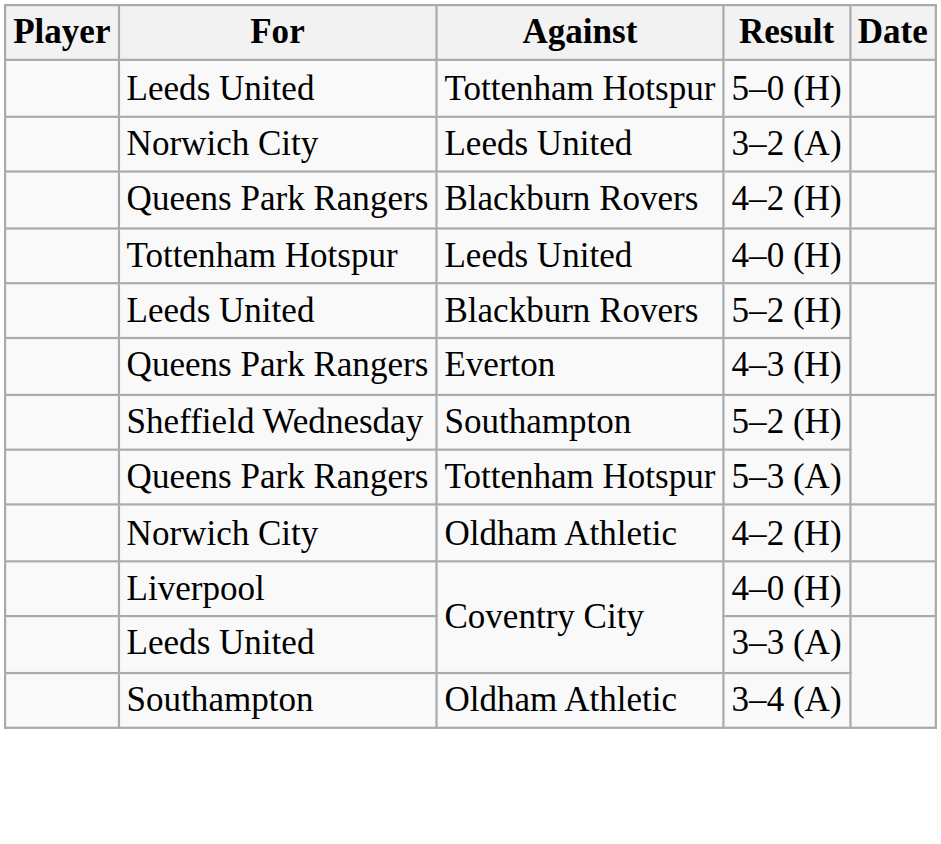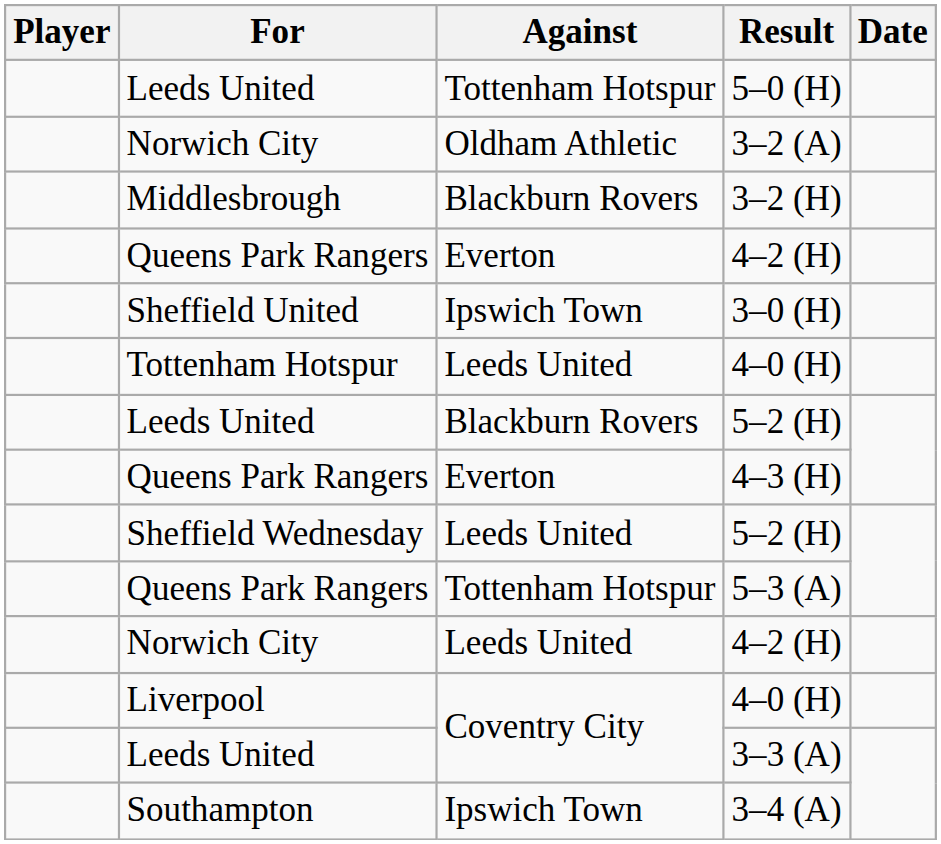(538, 143) Leeds United -> (561, 143) Oldham Athletic
+ row: (234, 198)
(571, 198) Blackburn Rovers -> (500, 254) Everton
+ row: (243, 310)
(538, 421) Southampton -> (538, 532) Leeds United
(561, 532) Oldham Athletic -> (538, 643) Leeds United
(561, 699) Oldham Athletic -> (544, 810) Ipswich Town
